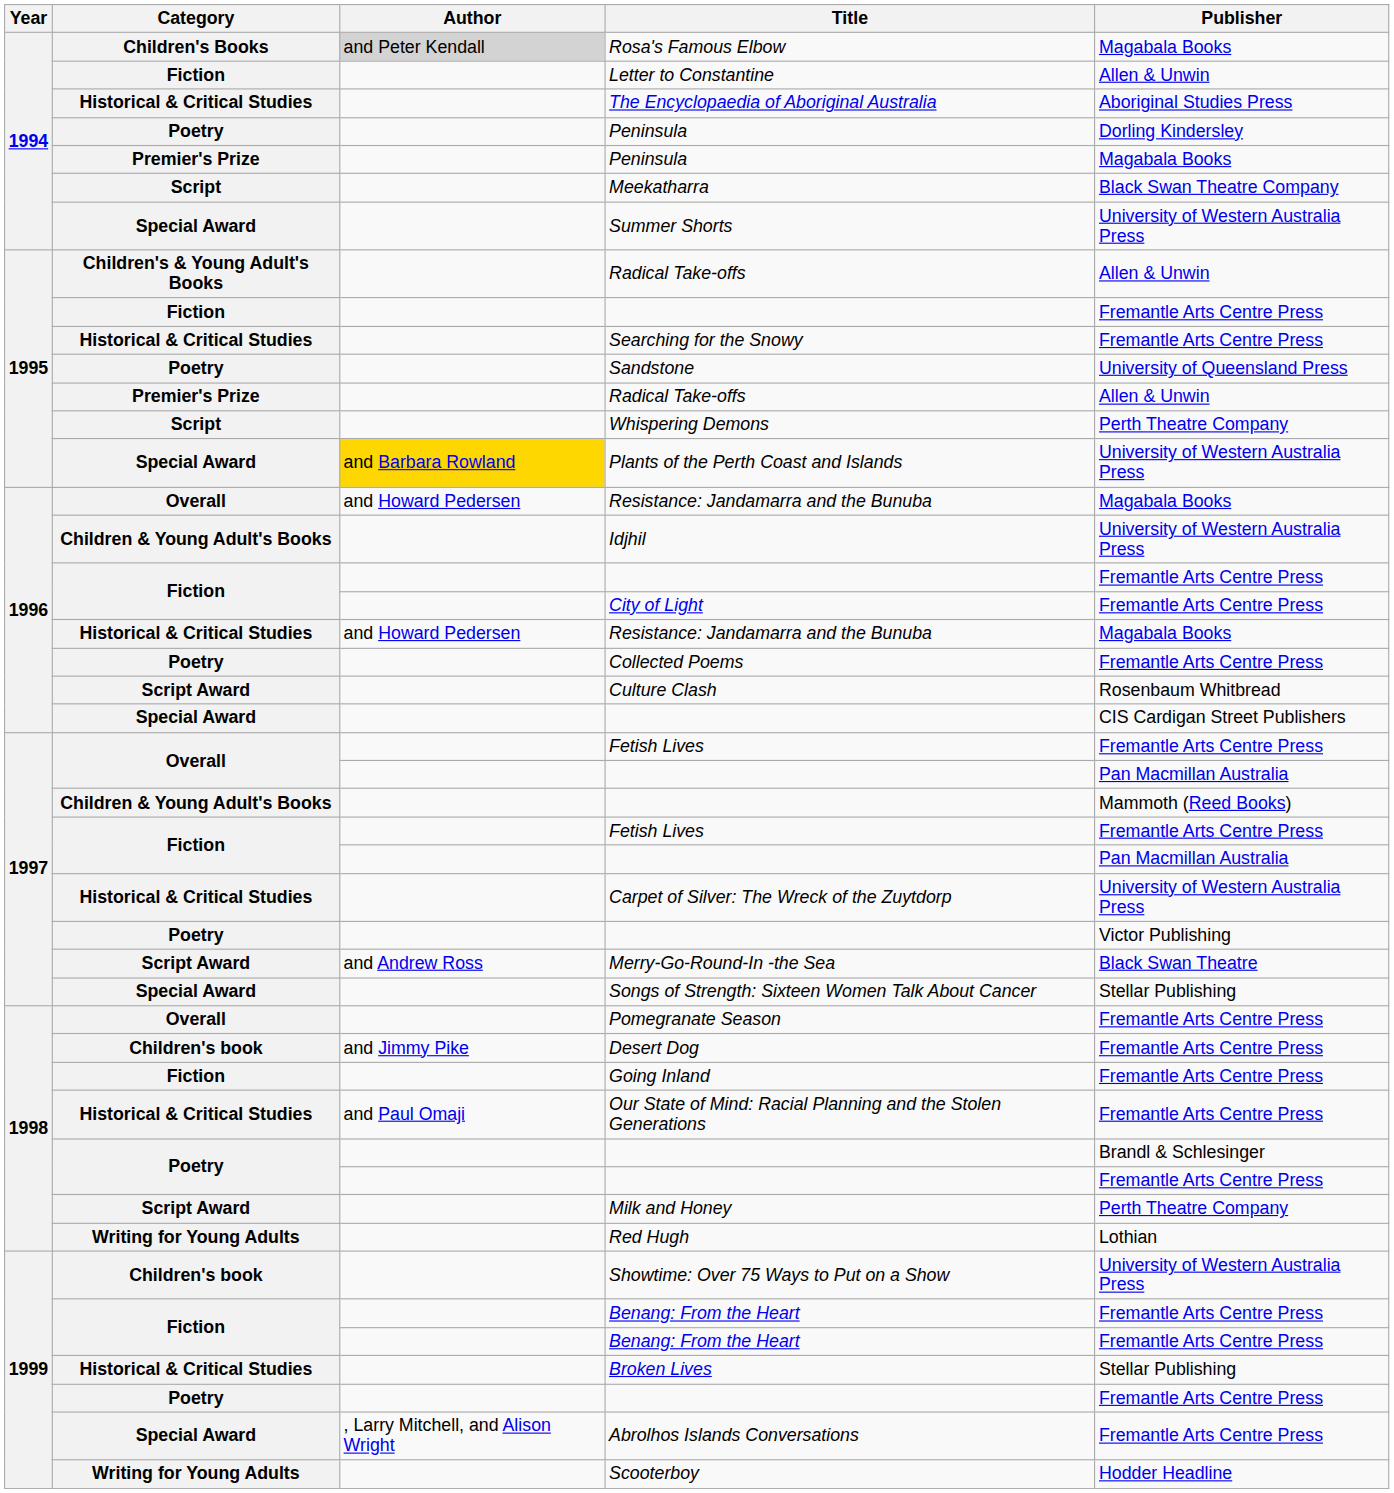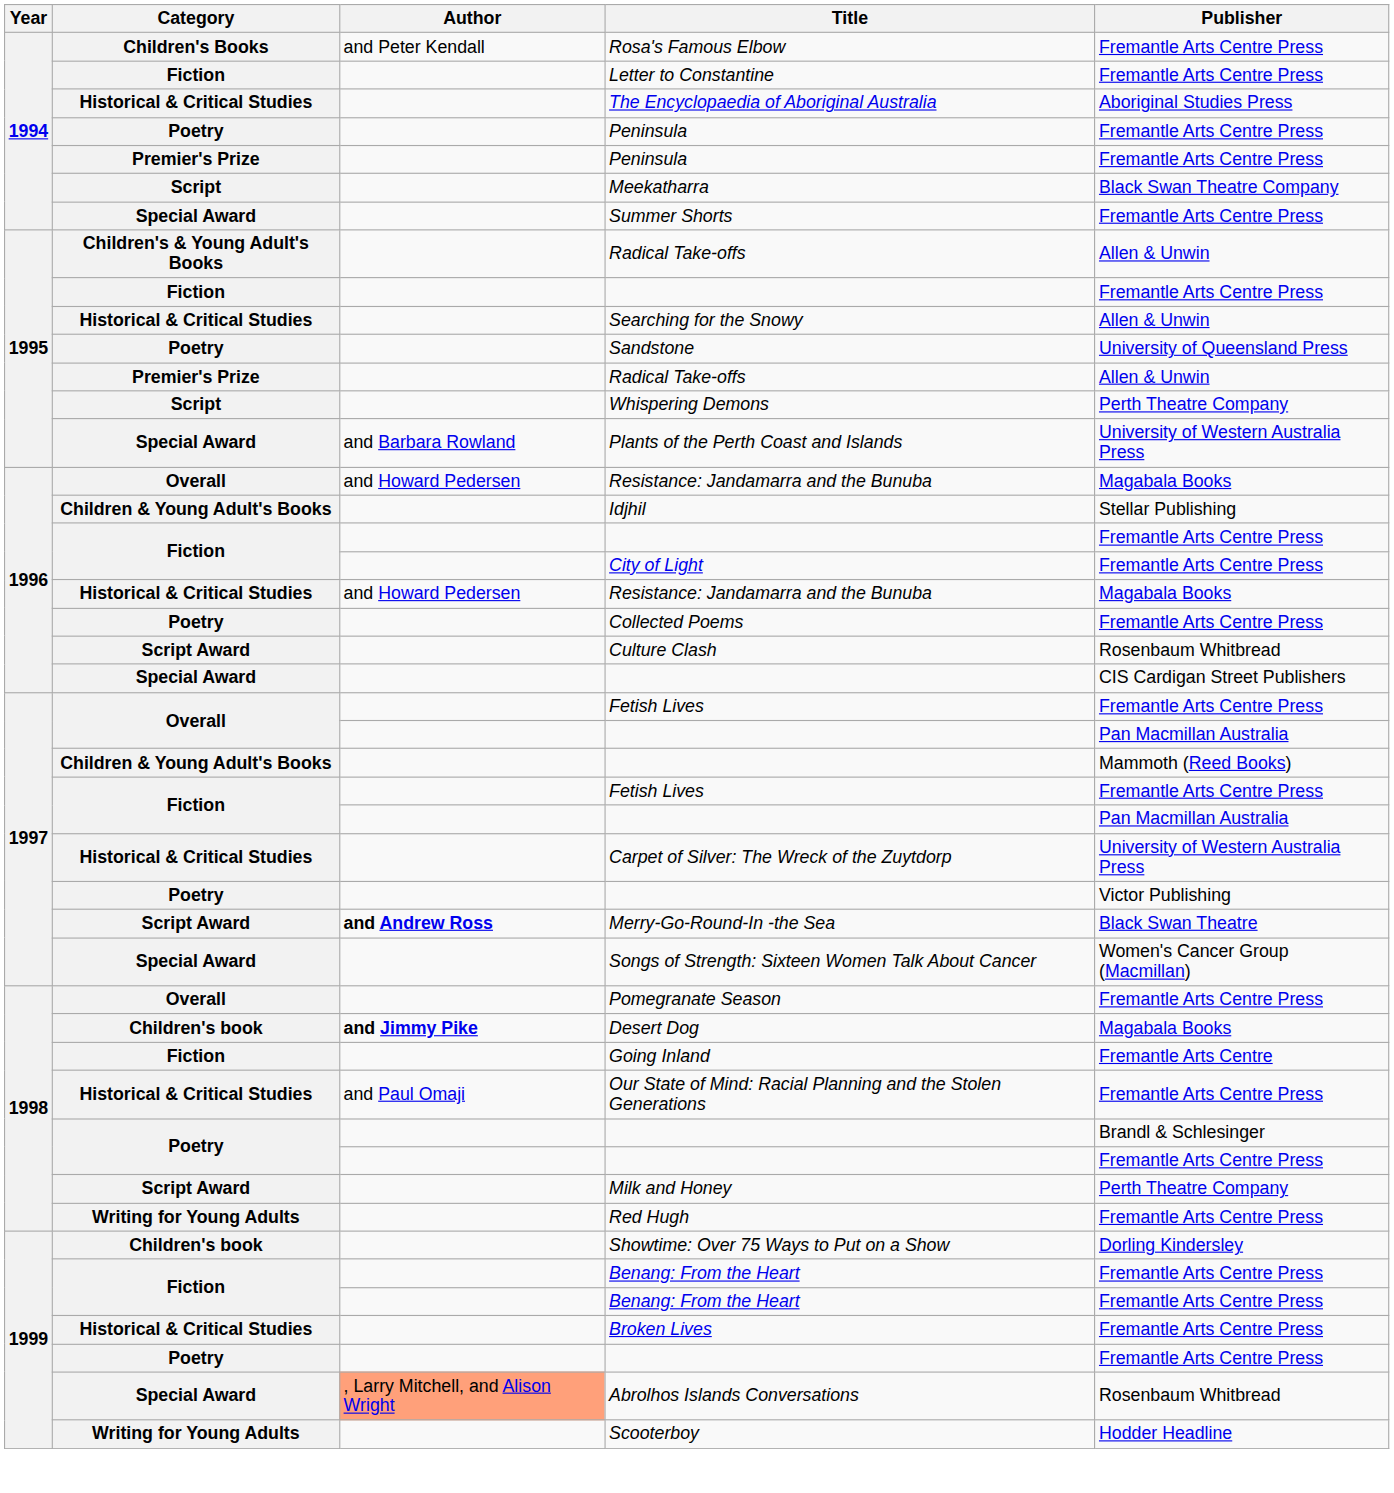(414, 46) lightgrey background -> (414, 46) no background
(1165, 46) Magabala Books -> (1211, 46) Fremantle Arts Centre Press
(1154, 74) Allen & Unwin -> (1211, 74) Fremantle Arts Centre Press
(1171, 131) Dorling Kindersley -> (1211, 131) Fremantle Arts Centre Press
(1165, 159) Magabala Books -> (1211, 159) Fremantle Arts Centre Press
(1220, 225) University of Western Australia Press -> (1211, 215) Fremantle Arts Centre Press
(1211, 340) Fremantle Arts Centre Press -> (1154, 320) Allen & Unwin
(430, 462) gold background -> (430, 442) no background
(1220, 539) University of Western Australia Press -> (1168, 509) Stellar Publishing
(413, 963) normal -> (418, 923) bold
(1168, 991) Stellar Publishing -> (1194, 961) Women's Cancer Group (Macmillan)
(406, 1047) normal -> (411, 1027) bold
(1211, 1047) Fremantle Arts Centre Press -> (1165, 1027) Magabala Books
(1211, 1076) Fremantle Arts Centre Press -> (1186, 1056) Fremantle Arts Centre
(1128, 1236) Lothian -> (1211, 1216) Fremantle Arts Centre Press
(1220, 1275) University of Western Australia Press -> (1171, 1245) Dorling Kindersley
(1168, 1369) Stellar Publishing -> (1211, 1329) Fremantle Arts Centre Press
(447, 1435) no background -> (447, 1395) lightsalmon background
(1211, 1435) Fremantle Arts Centre Press -> (1190, 1395) Rosenbaum Whitbread
